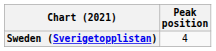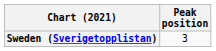(185, 39) 4 -> (185, 39) 3
